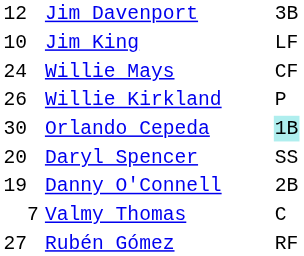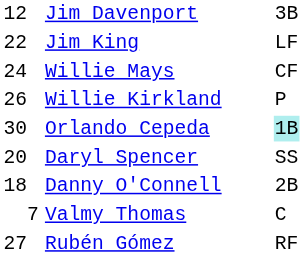(15, 43) 10 -> (15, 43) 22
(15, 186) 19 -> (15, 186) 18
